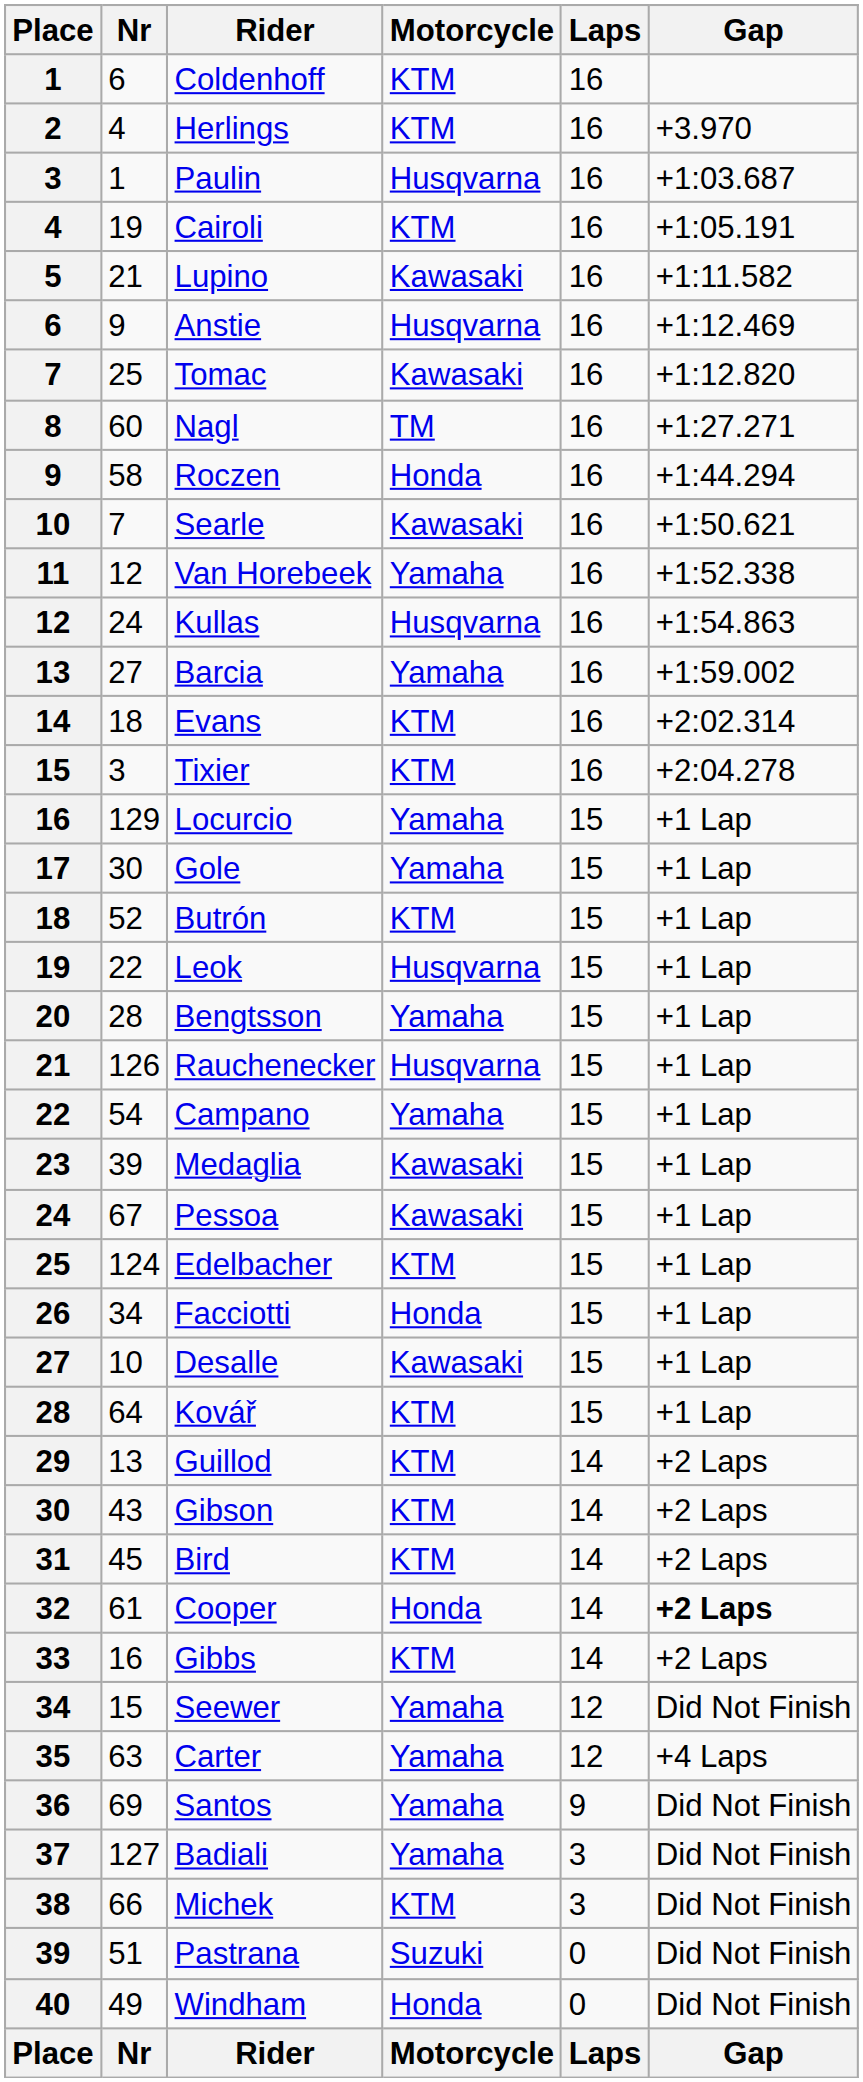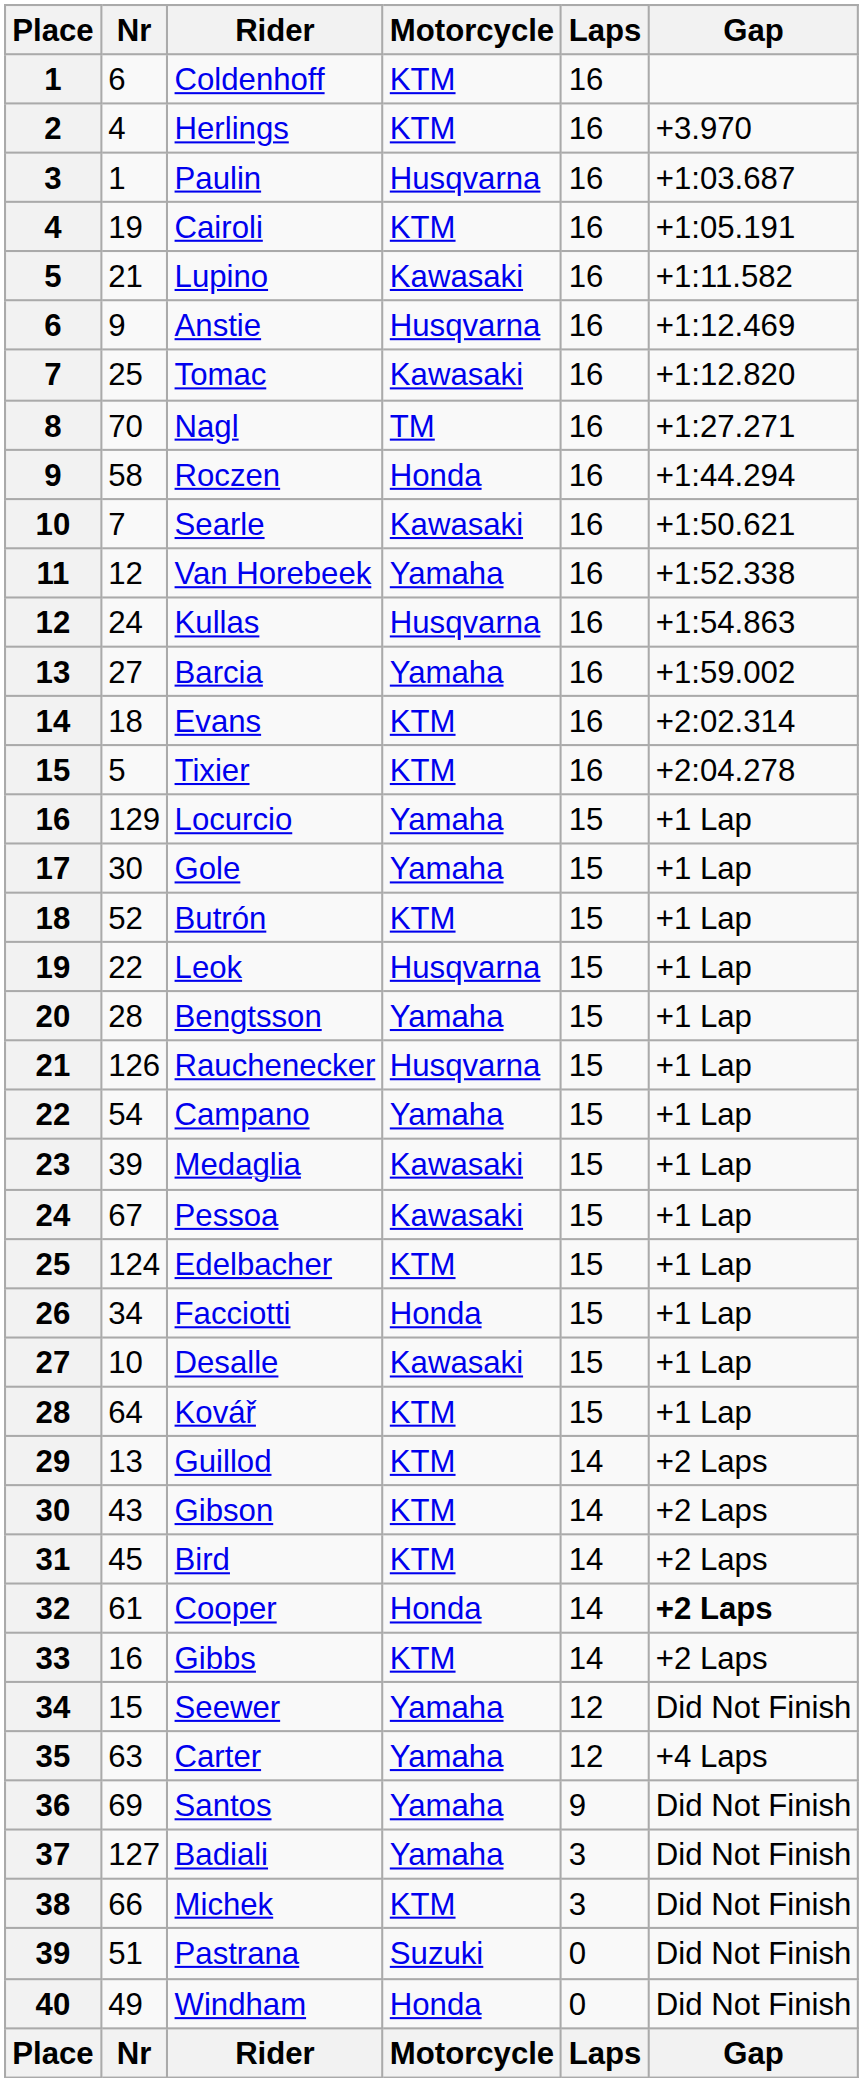(125, 425) 60 -> (125, 425) 70
(117, 770) 3 -> (117, 770) 5
